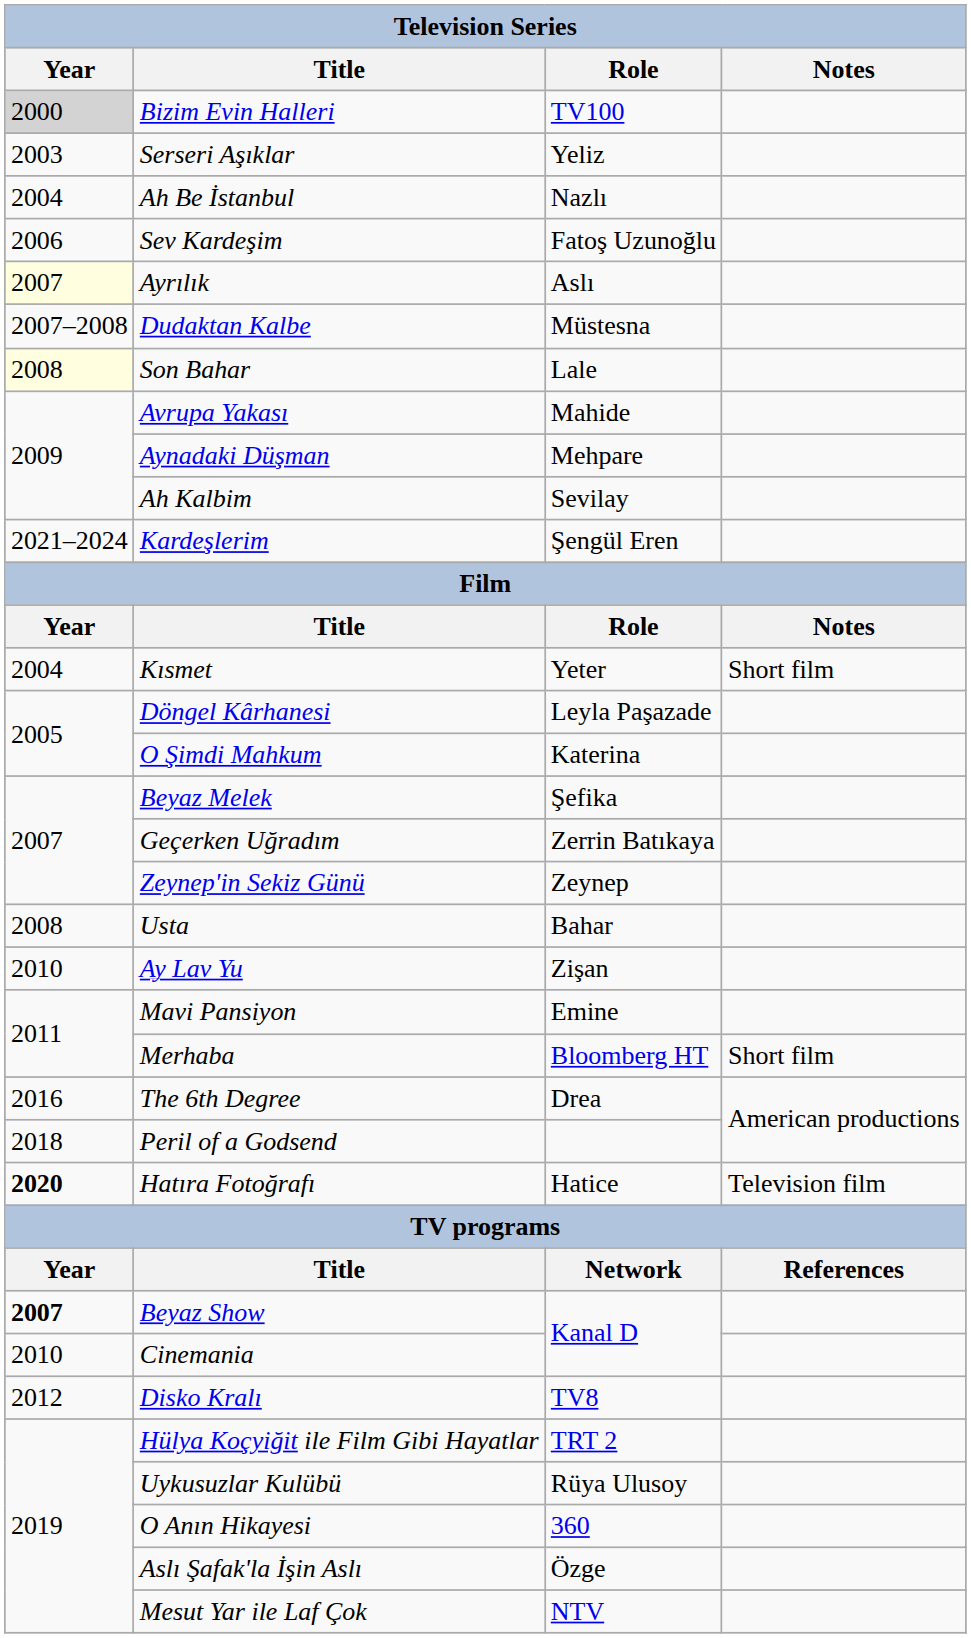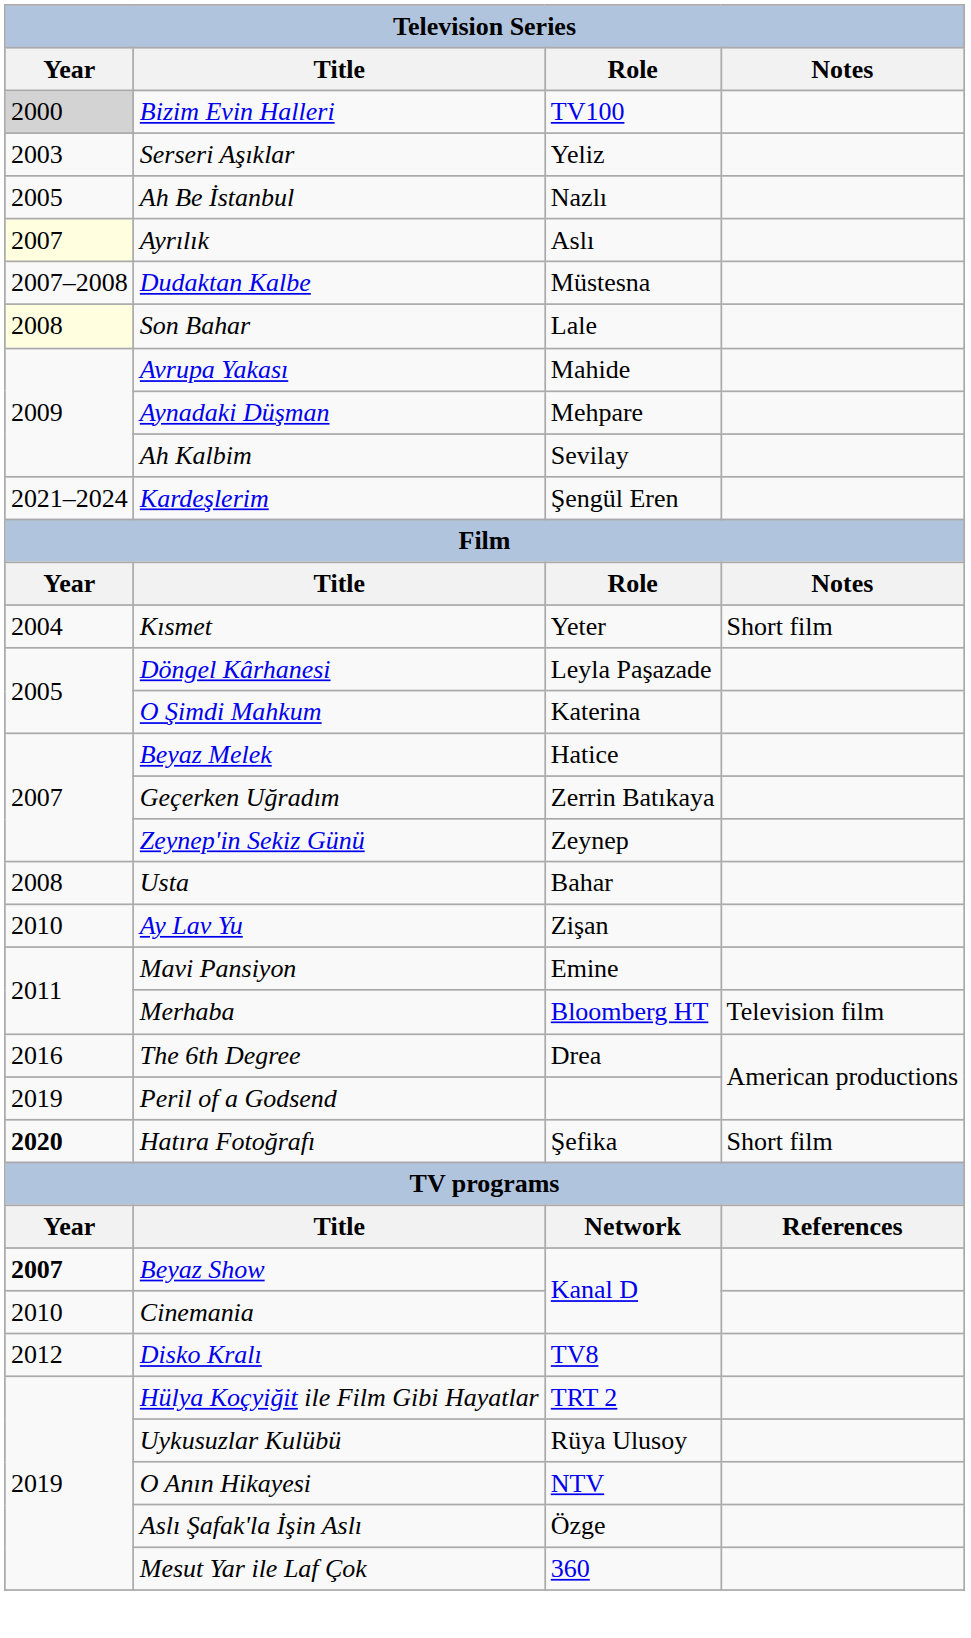(37, 197) 2004 -> (37, 197) 2005
- row: (211, 240)
(584, 797) Şefika -> (585, 754) Hatice
(781, 1054) Short film -> (805, 1011) Television film
(37, 1140) 2018 -> (37, 1097) 2019
(585, 1183) Hatice -> (584, 1140) Şefika
(807, 1183) Television film -> (780, 1140) Short film
(570, 1526) 360 -> (578, 1483) NTV
(578, 1611) NTV -> (570, 1568) 360
